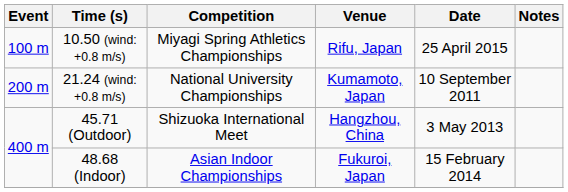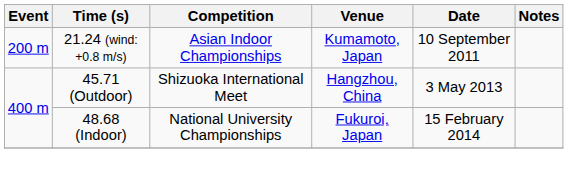- row: (100, 47)
(231, 87) National University Championships -> (231, 47) Asian Indoor Championships
(231, 167) Asian Indoor Championships -> (231, 127) National University Championships
